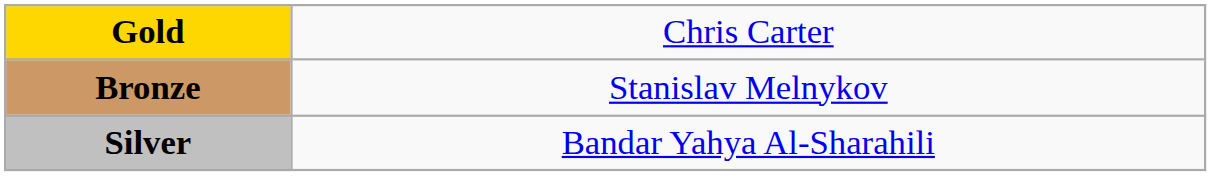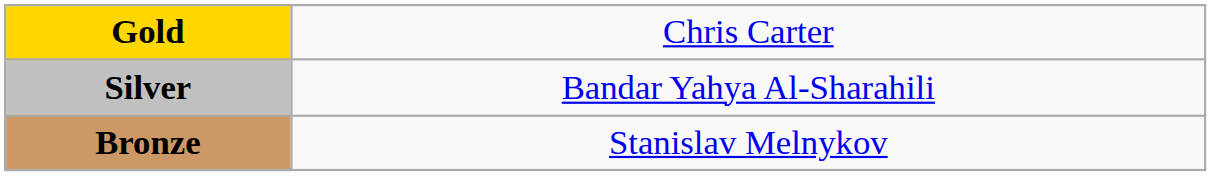rows swapped: (148, 142) <-> (148, 87)
